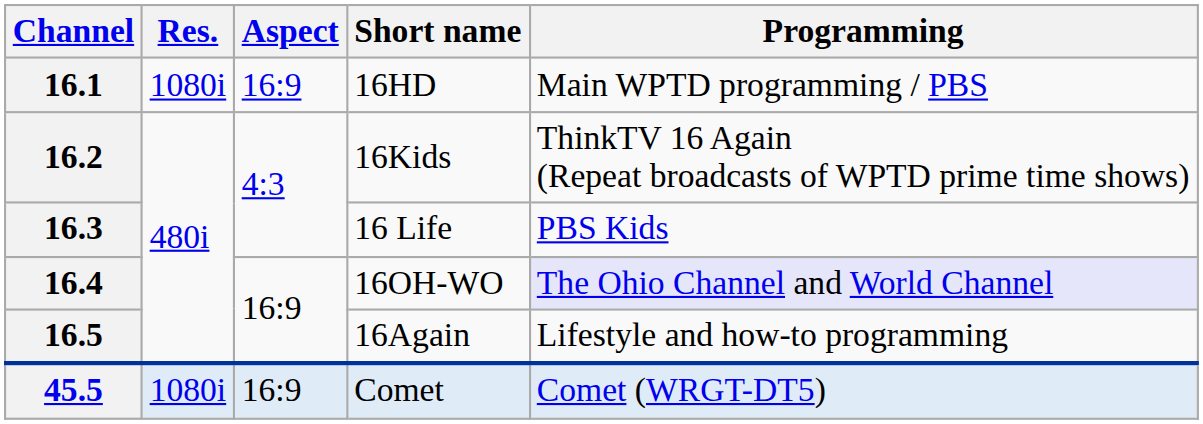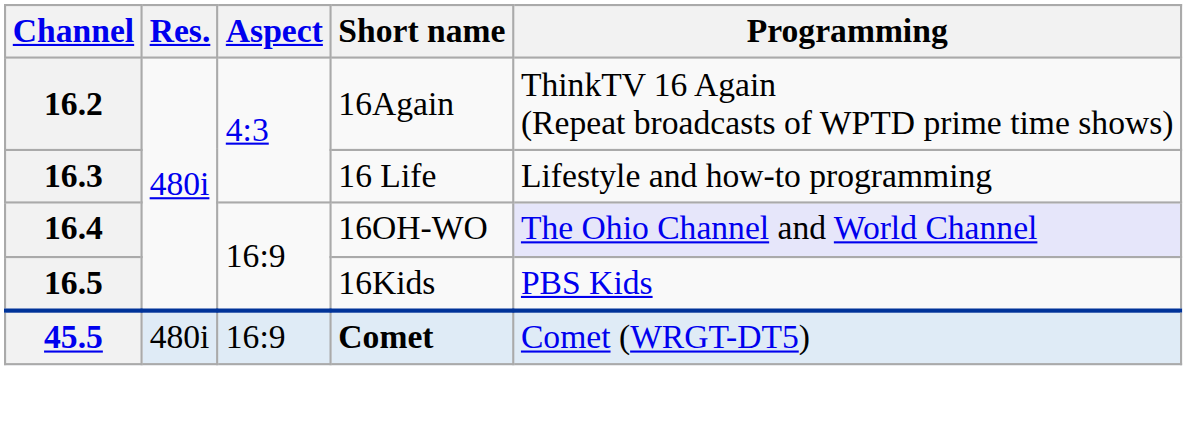- row: (73, 84)
(403, 156) 16Kids -> (396, 103) 16Again
(603, 228) PBS Kids -> (757, 175) Lifestyle and how-to programming
(412, 335) 16Again -> (387, 282) 16Kids
(772, 335) Lifestyle and how-to programming -> (587, 282) PBS Kids
(188, 390) 1080i -> (180, 337) 480i
(399, 390) normal -> (386, 337) bold
